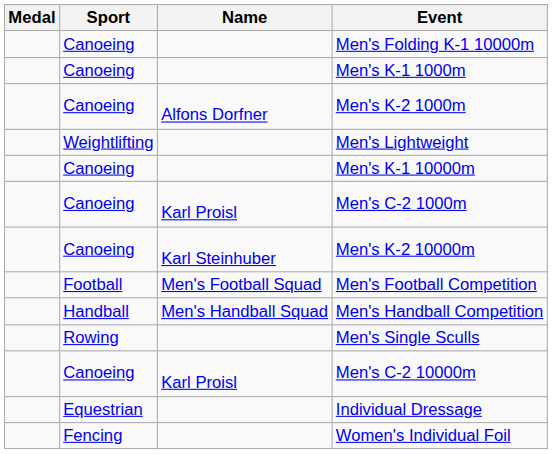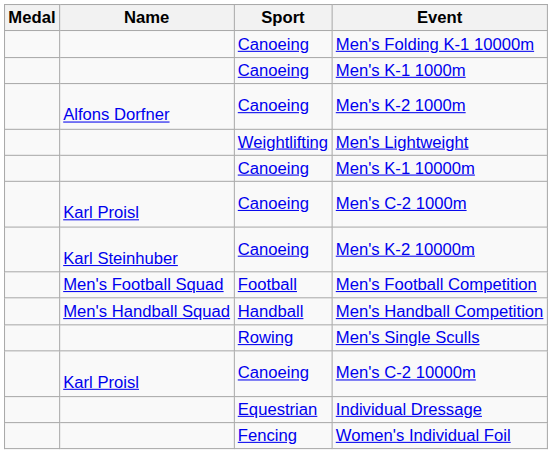columns swapped: (245, 17) <-> (108, 17)
